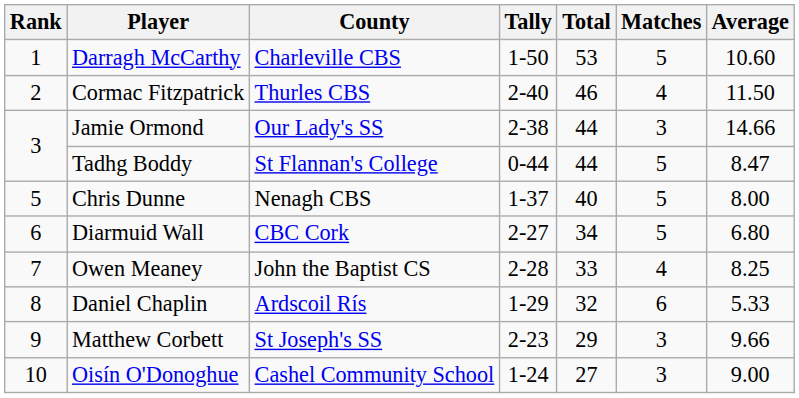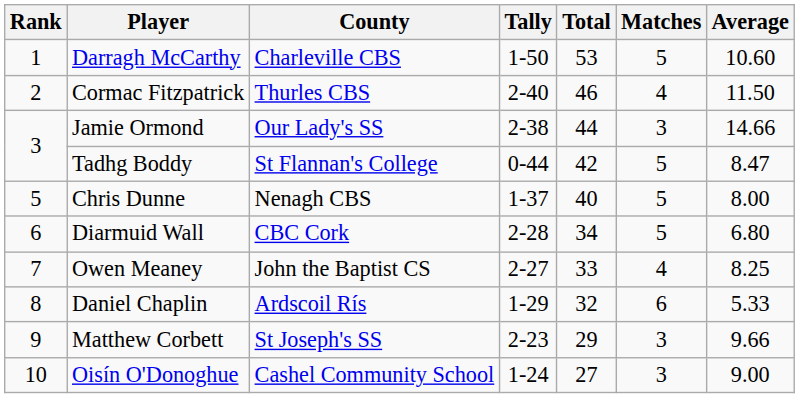(586, 163) 44 -> (586, 163) 42
(528, 233) 2-27 -> (528, 233) 2-28
(528, 269) 2-28 -> (528, 269) 2-27
